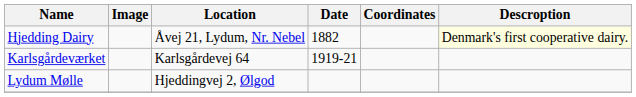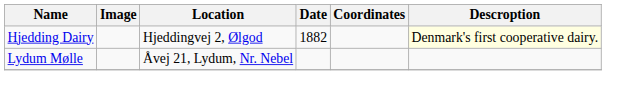(230, 37) Åvej 21, Lydum, Nr. Nebel -> (203, 37) Hjeddingvej 2, Ølgod
- row: (57, 59)
(215, 80) Hjeddingvej 2, Ølgod -> (218, 59) Åvej 21, Lydum, Nr. Nebel
